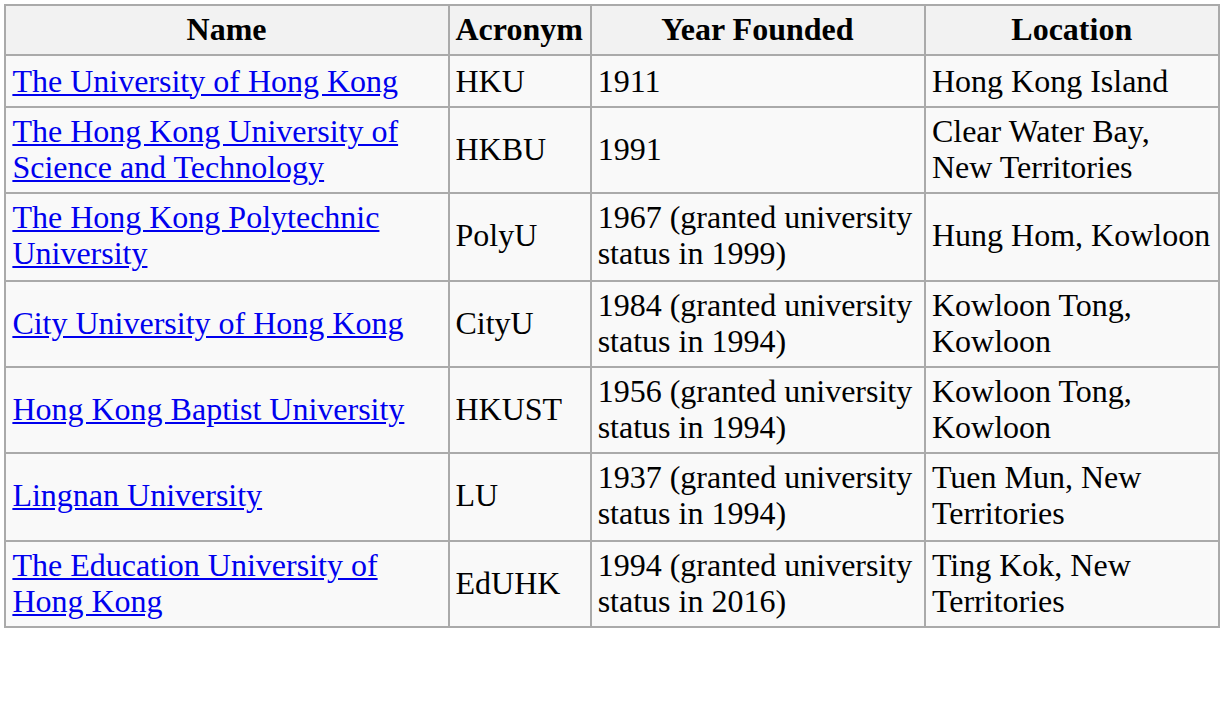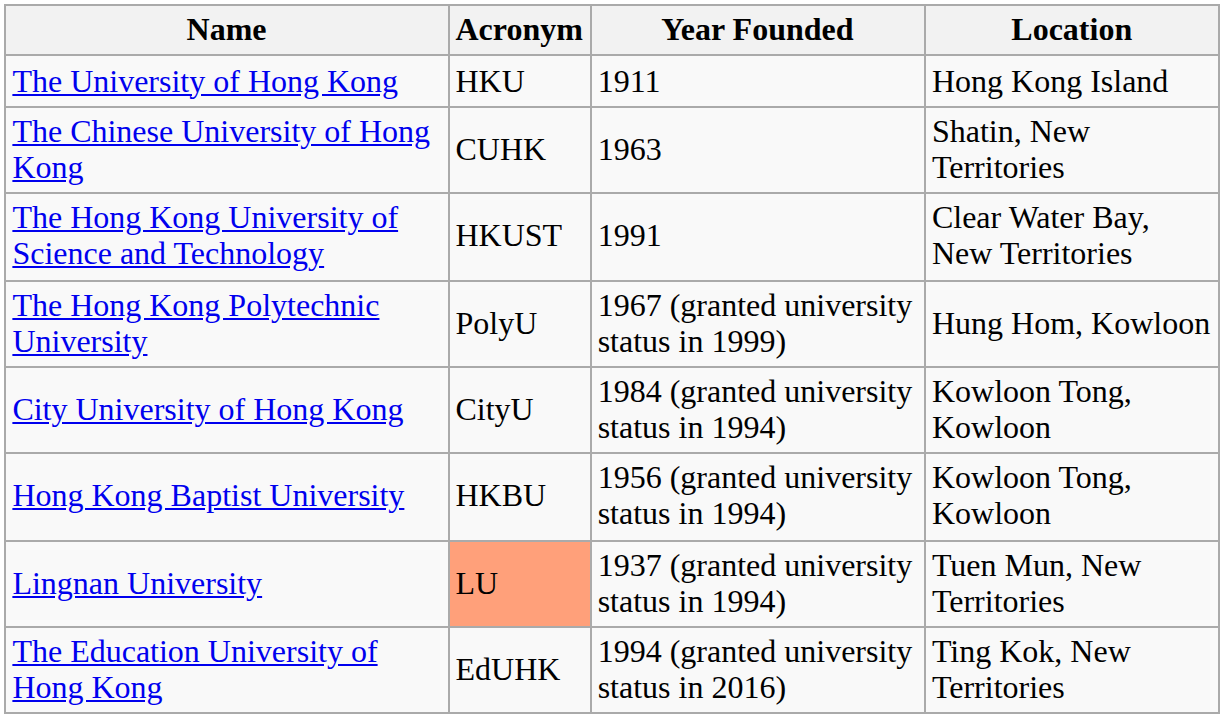+ row: (221, 149)
(501, 149) HKBU -> (509, 236) HKUST
(509, 409) HKUST -> (501, 496) HKBU
(477, 496) no background -> (477, 583) lightsalmon background
